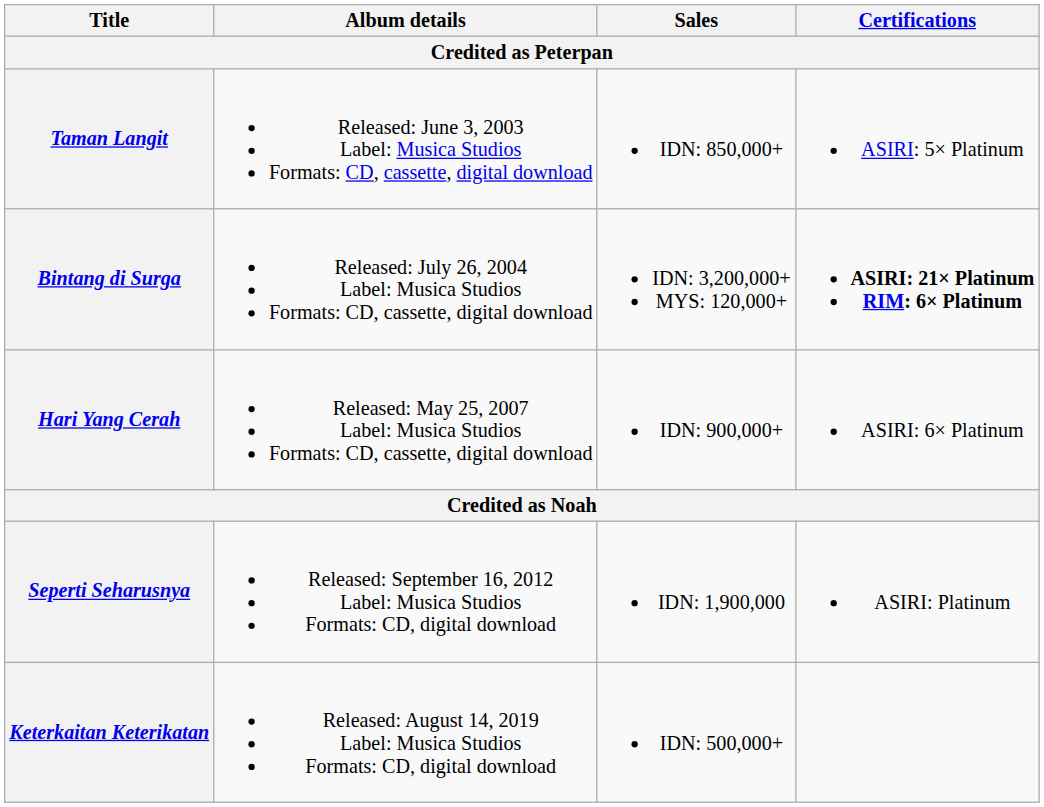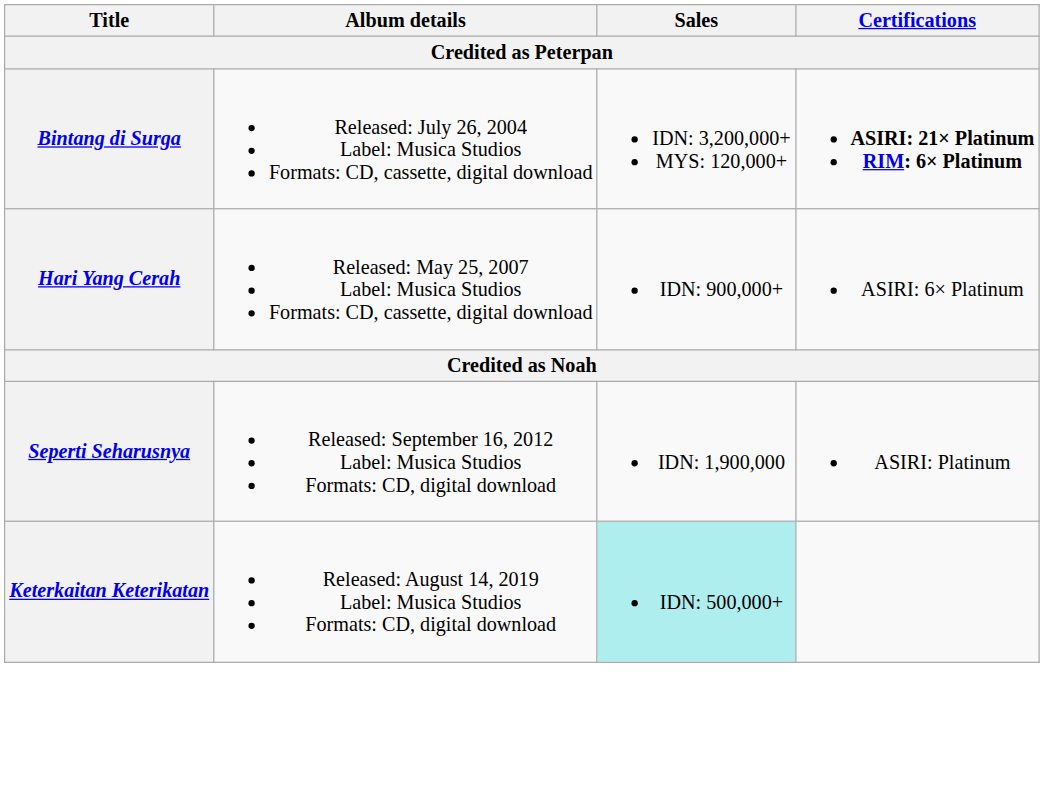- row: (109, 138)
(696, 743) no background -> (696, 603) paleturquoise background
